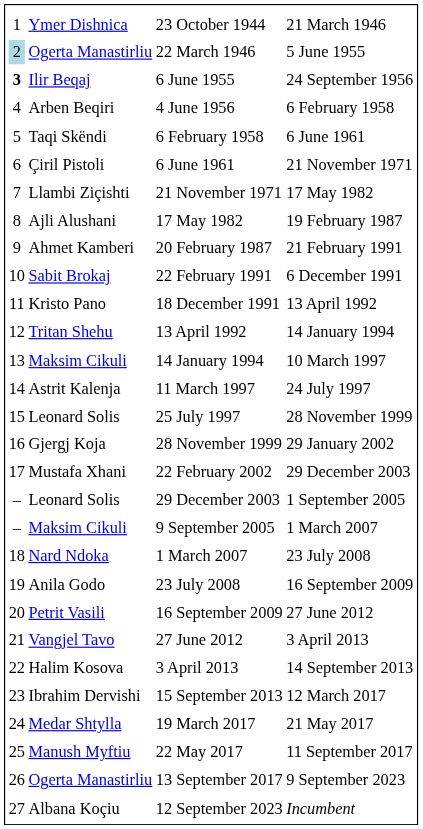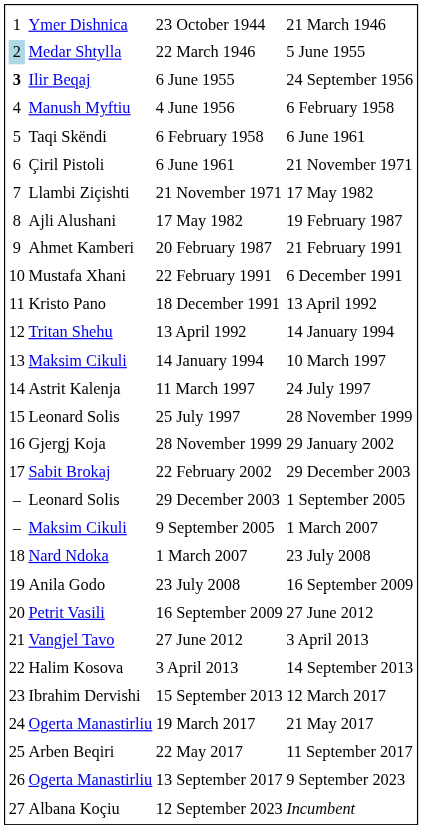(90, 52) Ogerta Manastirliu -> (75, 52) Medar Shtylla
(71, 108) Arben Beqiri -> (79, 108) Manush Myftiu
(70, 276) Sabit Brokaj -> (77, 276) Mustafa Xhani
(77, 471) Mustafa Xhani -> (70, 471) Sabit Brokaj
(75, 723) Medar Shtylla -> (90, 723) Ogerta Manastirliu
(79, 751) Manush Myftiu -> (71, 751) Arben Beqiri
